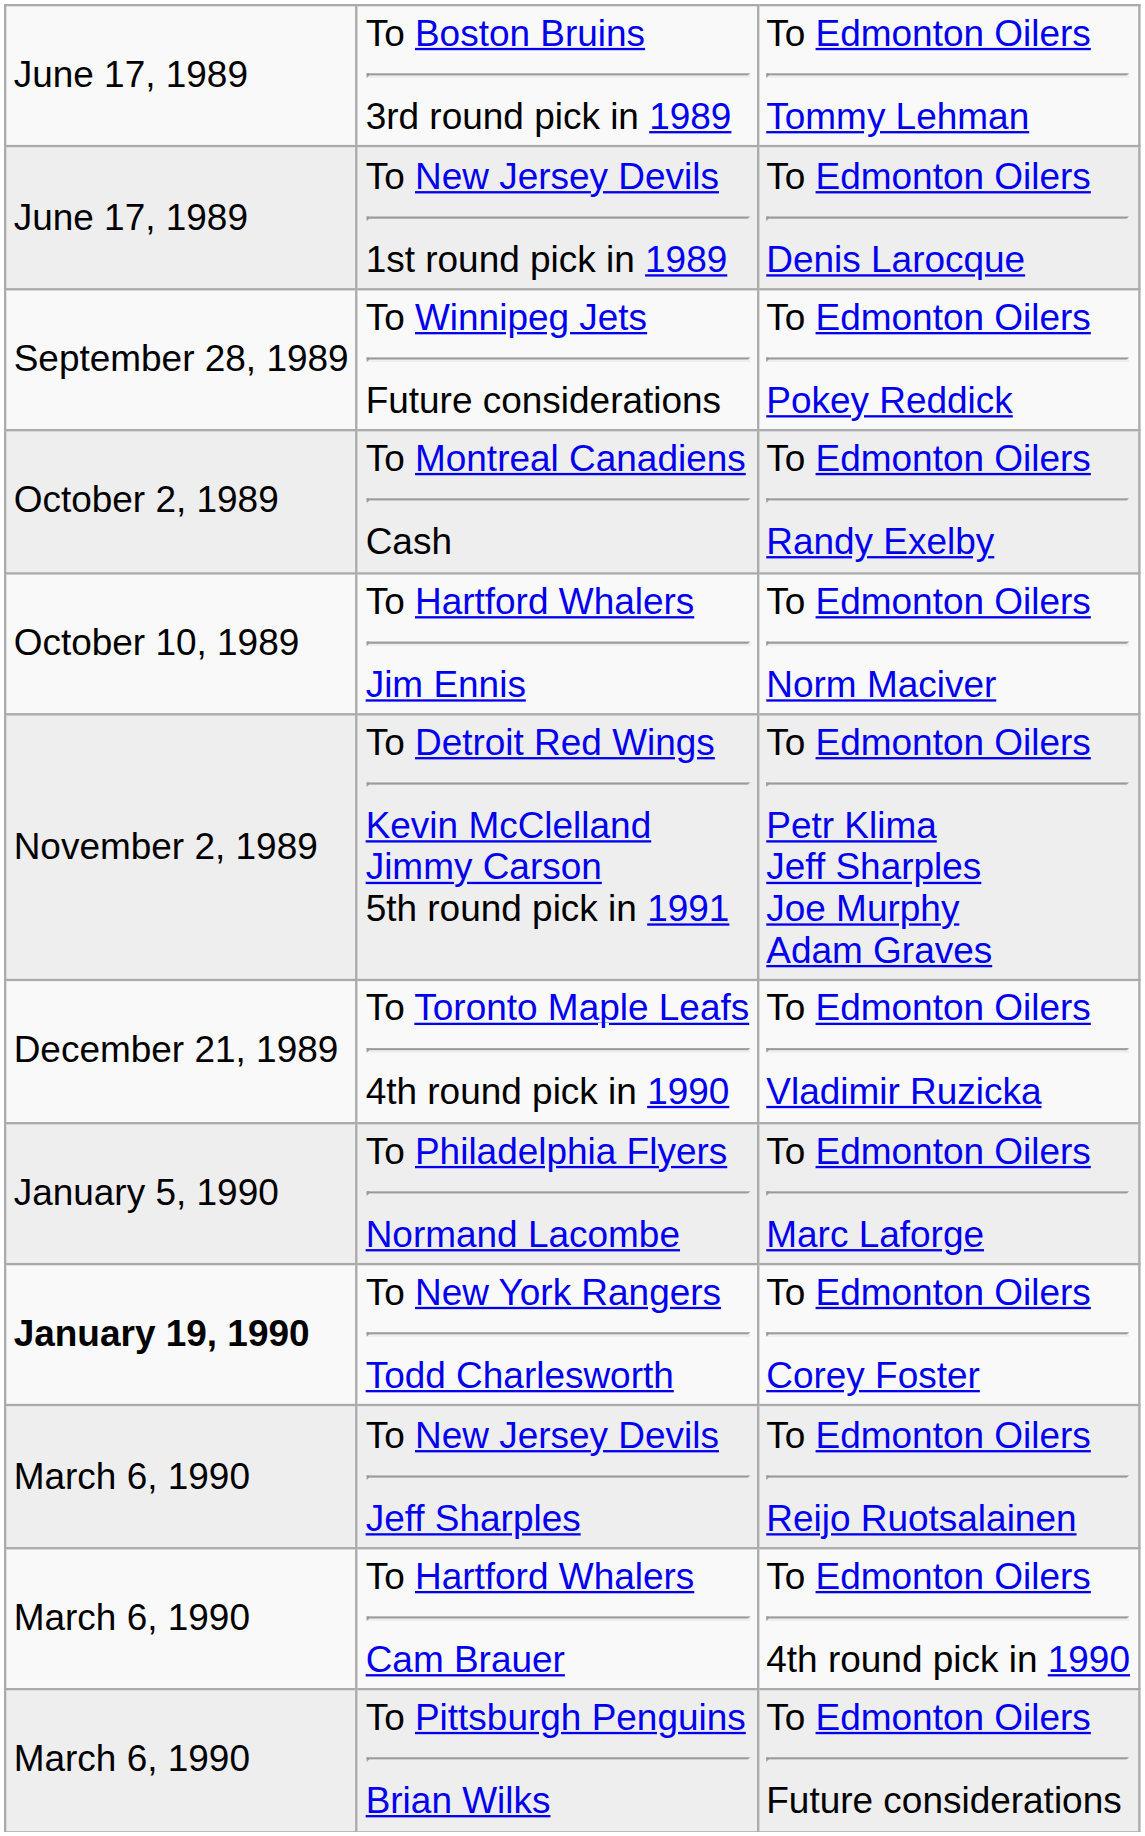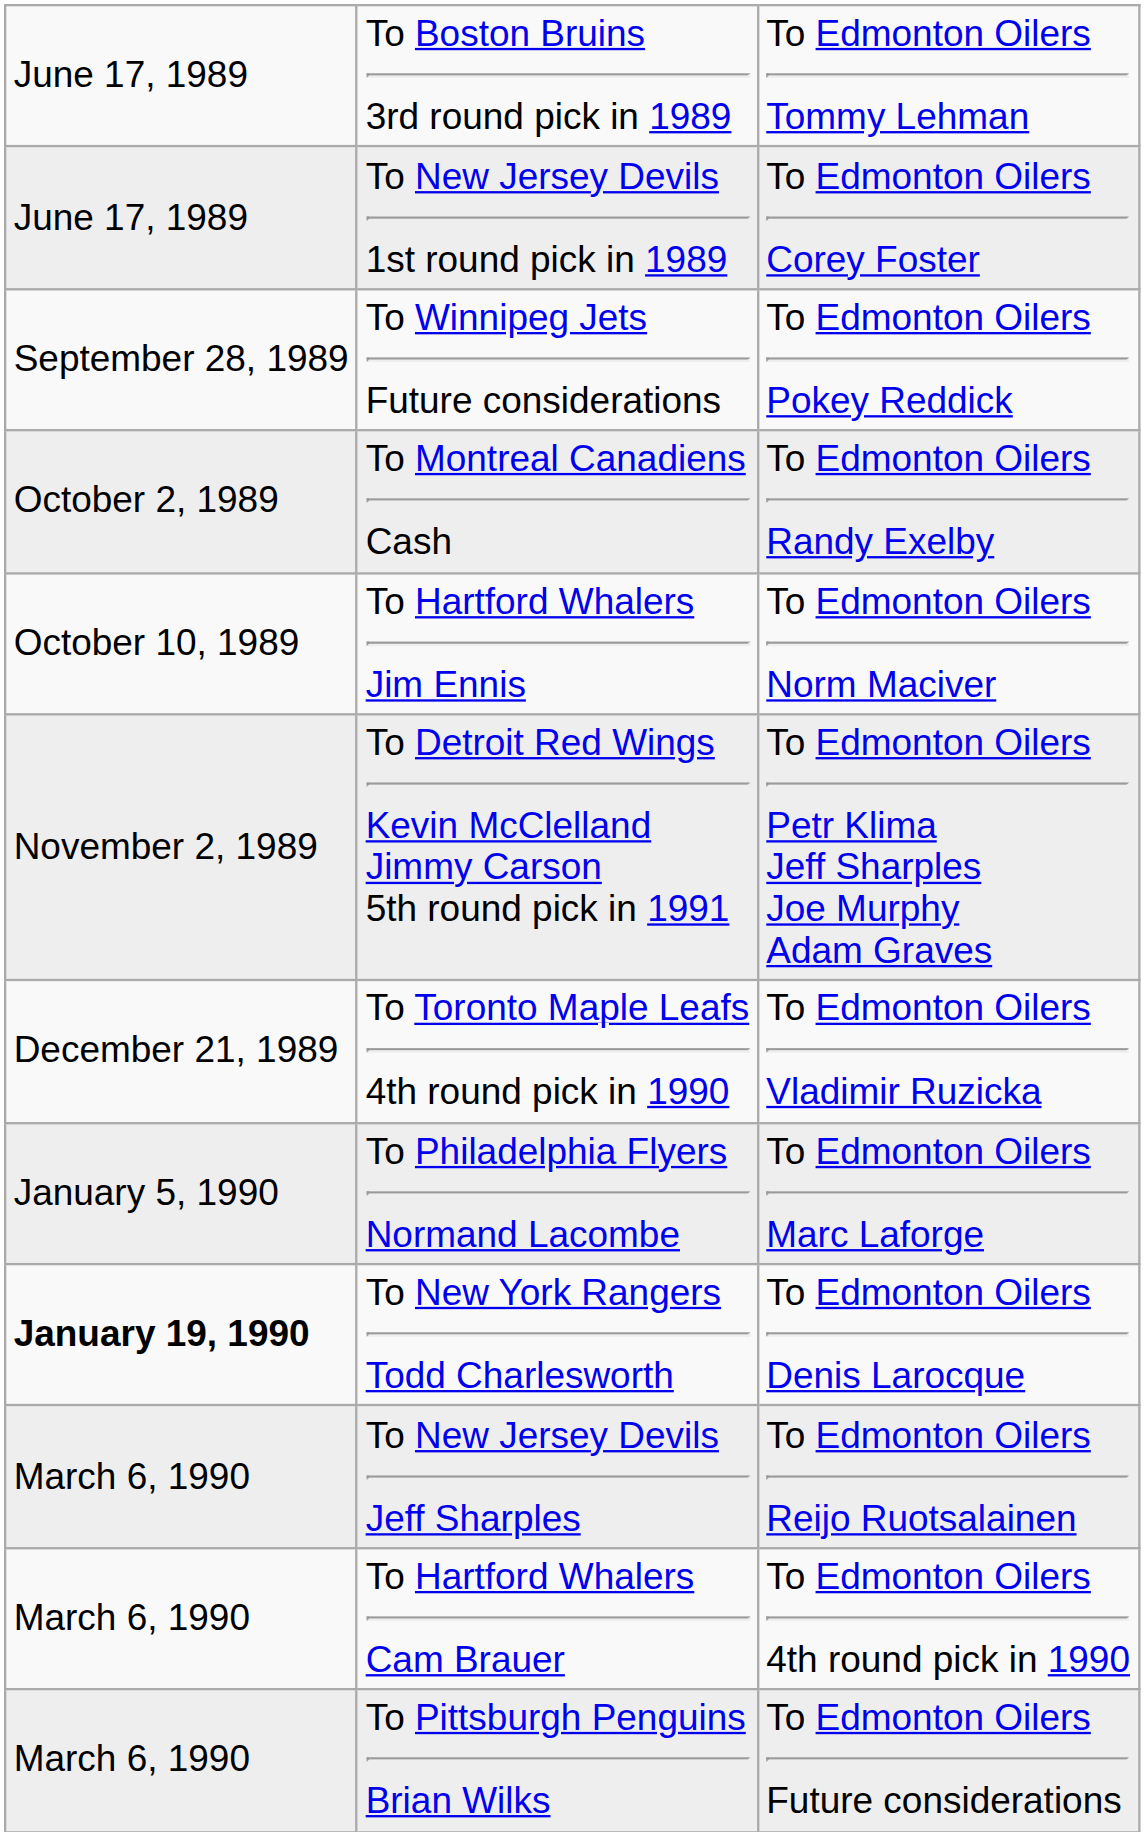(948, 217) To Edmonton Oilers Denis Larocque -> (948, 217) To Edmonton Oilers Corey Foster
(948, 1334) To Edmonton Oilers Corey Foster -> (948, 1334) To Edmonton Oilers Denis Larocque
